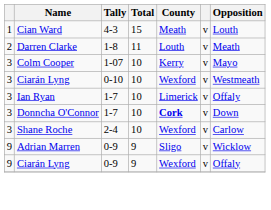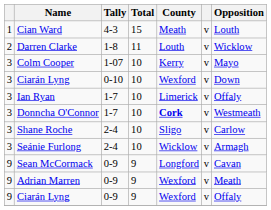(226, 46) Meath -> (233, 46) Wicklow
(236, 79) Westmeath -> (227, 79) Down
(226, 113) Down -> (237, 113) Westmeath
(177, 130) Wexford -> (170, 130) Sligo
+ row: (49, 146)
+ row: (55, 163)
(170, 146) Sligo -> (177, 180) Wexford
(232, 146) Wicklow -> (227, 180) Meath
